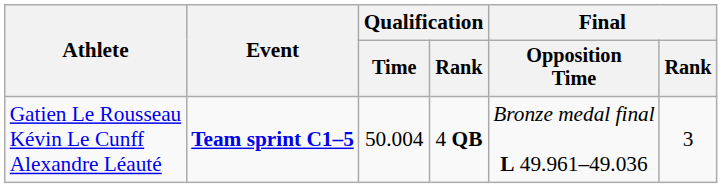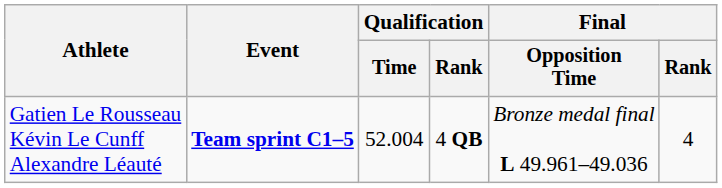(394, 139) 50.004 -> (394, 139) 52.004
(688, 139) 3 -> (688, 139) 4
